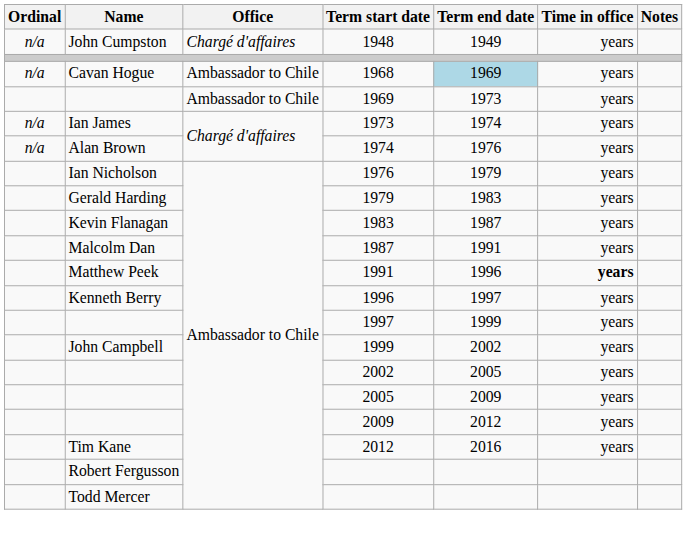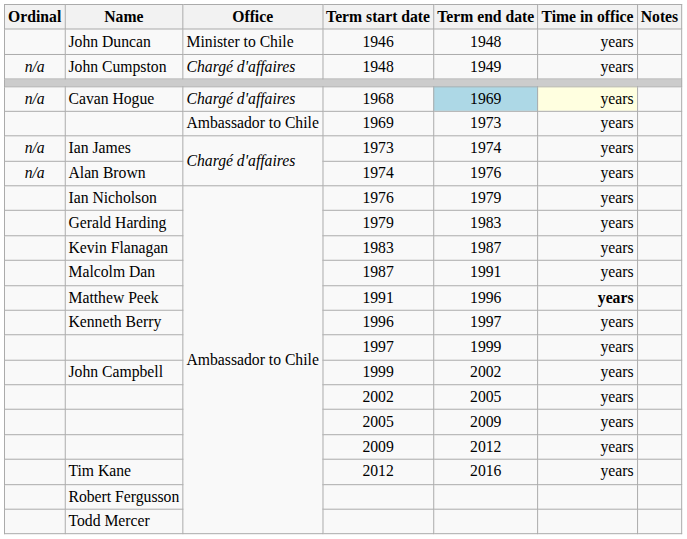+ row: (110, 41)
(253, 73) Ambassador to Chile -> (241, 98) Chargé d'affaires
(617, 73) no background -> (617, 98) lightyellow background
